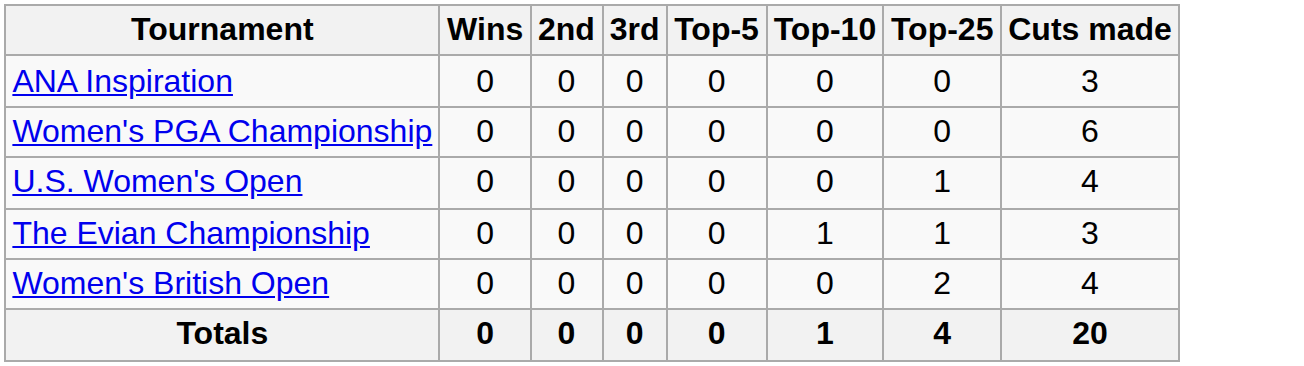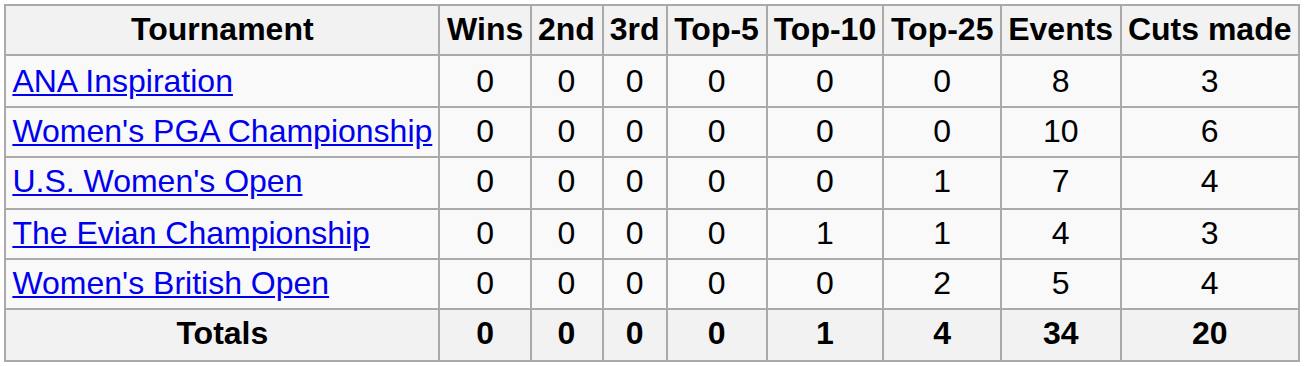+ column: (1061, 29)
